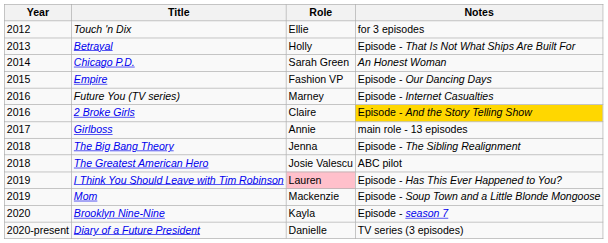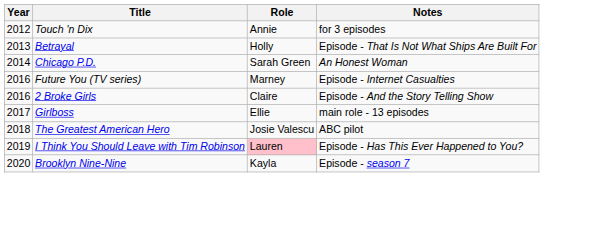(299, 29) Ellie -> (263, 29) Annie
- row: (91, 79)
(445, 113) gold background -> (406, 96) no background
(302, 130) Annie -> (260, 113) Ellie
- row: (124, 146)
- row: (86, 197)
- row: (137, 230)
